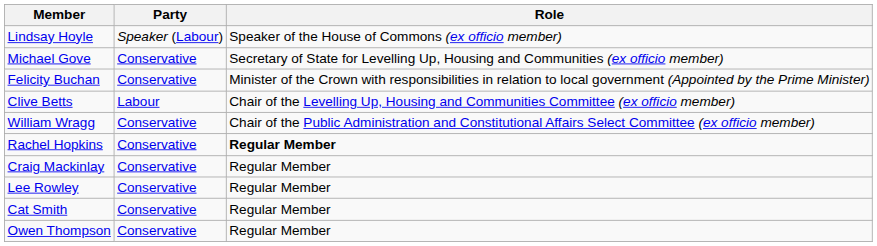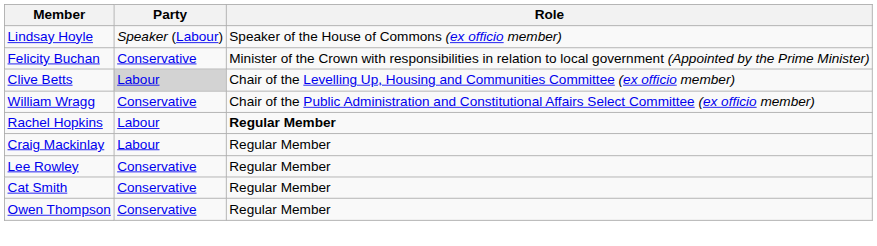- row: (49, 58)
(138, 101) no background -> (138, 79) lightgrey background
(157, 144) Conservative -> (138, 123) Labour
(157, 166) Conservative -> (138, 144) Labour
